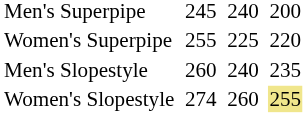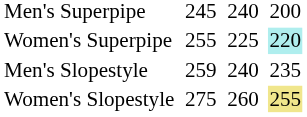(285, 40) no background -> (285, 40) paleturquoise background
(201, 69) 260 -> (201, 69) 259
(201, 98) 274 -> (201, 98) 275
